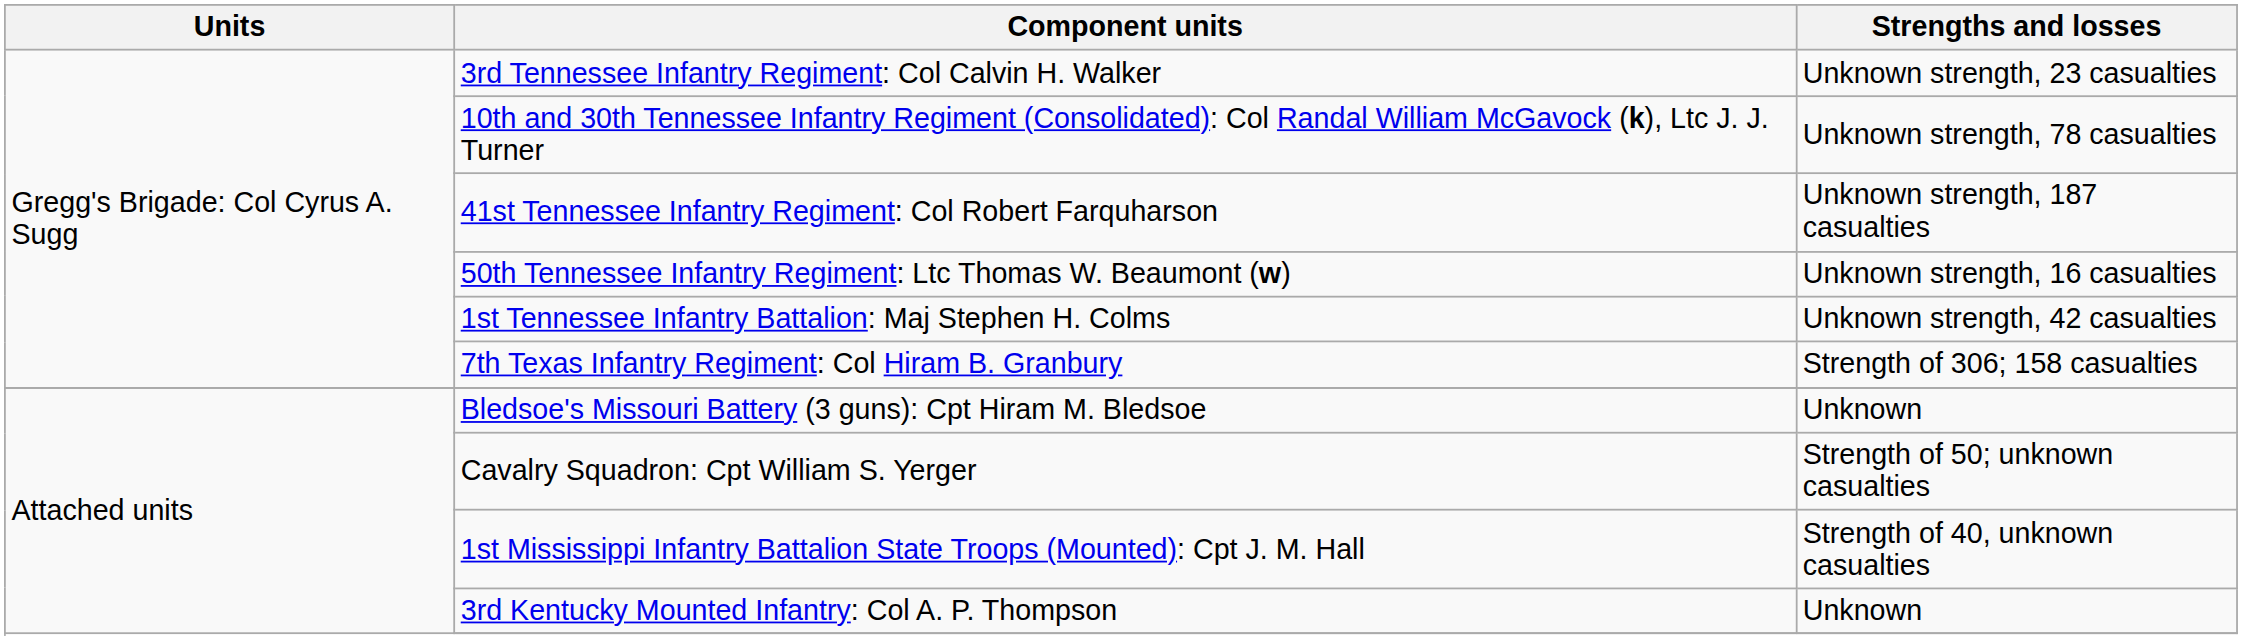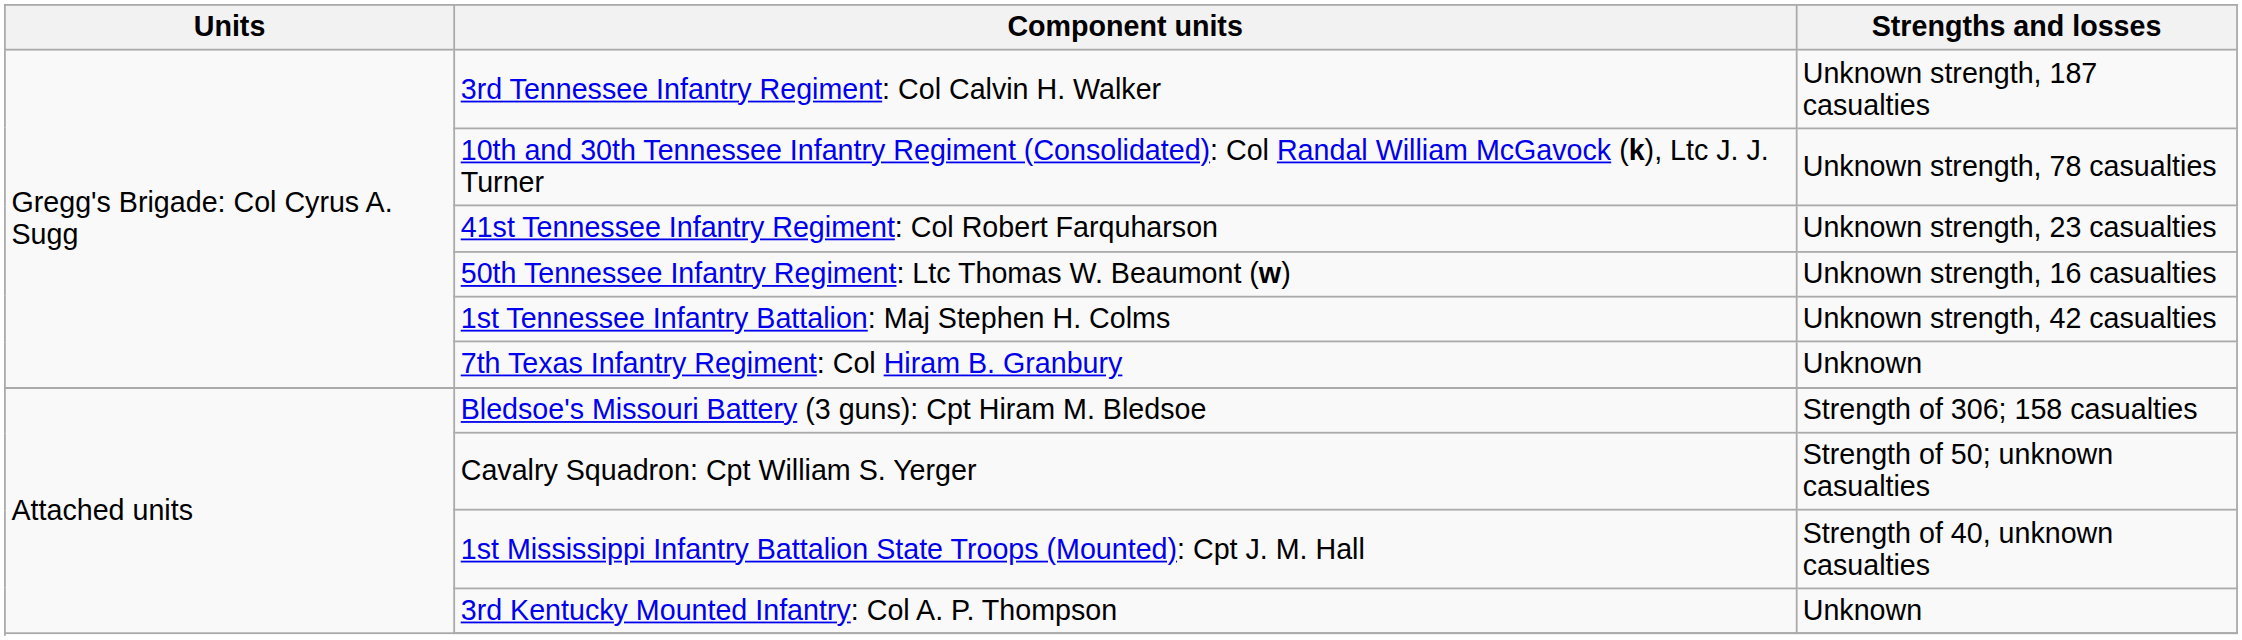(2010, 72) Unknown strength, 23 casualties -> (1950, 88) Unknown strength, 187 casualties
(1950, 211) Unknown strength, 187 casualties -> (2010, 227) Unknown strength, 23 casualties
(2000, 364) Strength of 306; 158 casualties -> (1862, 364) Unknown
(1862, 409) Unknown -> (2000, 409) Strength of 306; 158 casualties
